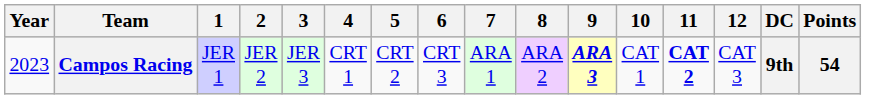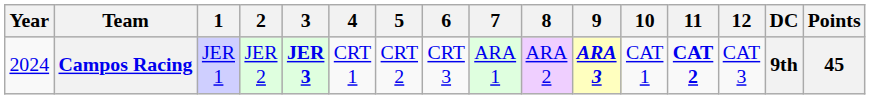(29, 64) 2023 -> (29, 64) 2024
(303, 64) normal -> (306, 64) bold
(830, 64) 54 -> (834, 64) 45
